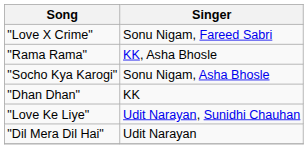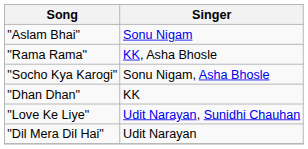+ row: (44, 35)
- row: (50, 35)
